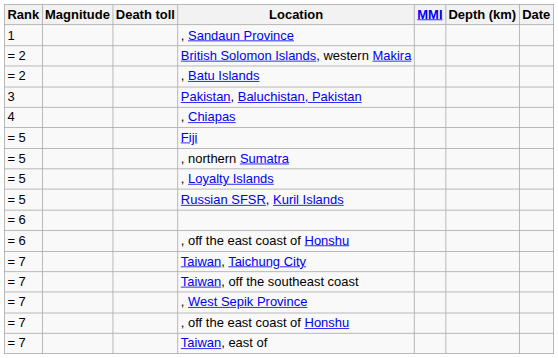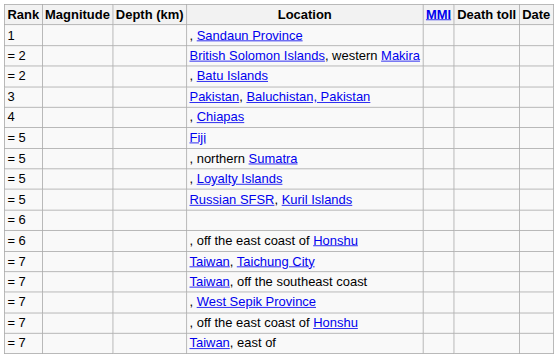columns swapped: (145, 14) <-> (482, 14)
